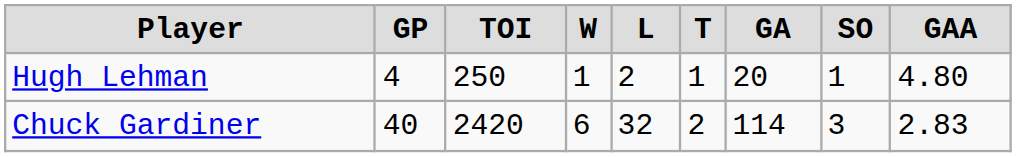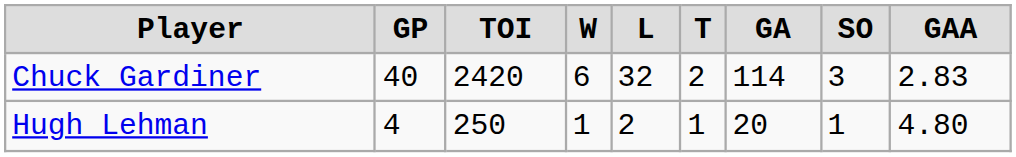rows swapped: (137, 126) <-> (110, 78)
